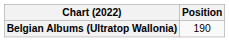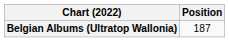(202, 28) 190 -> (202, 28) 187
